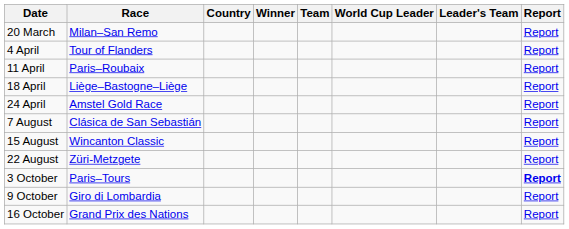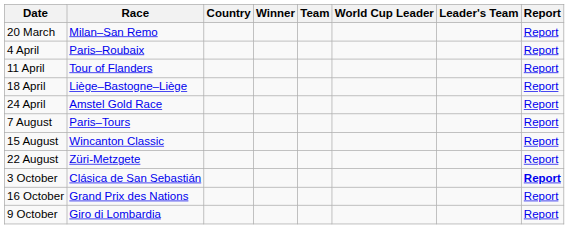(111, 50) Tour of Flanders -> (107, 50) Paris–Roubaix
(107, 68) Paris–Roubaix -> (111, 68) Tour of Flanders
(135, 123) Clásica de San Sebastián -> (100, 123) Paris–Tours
(100, 178) Paris–Tours -> (135, 178) Clásica de San Sebastián
rows swapped: (32, 196) <-> (36, 214)
